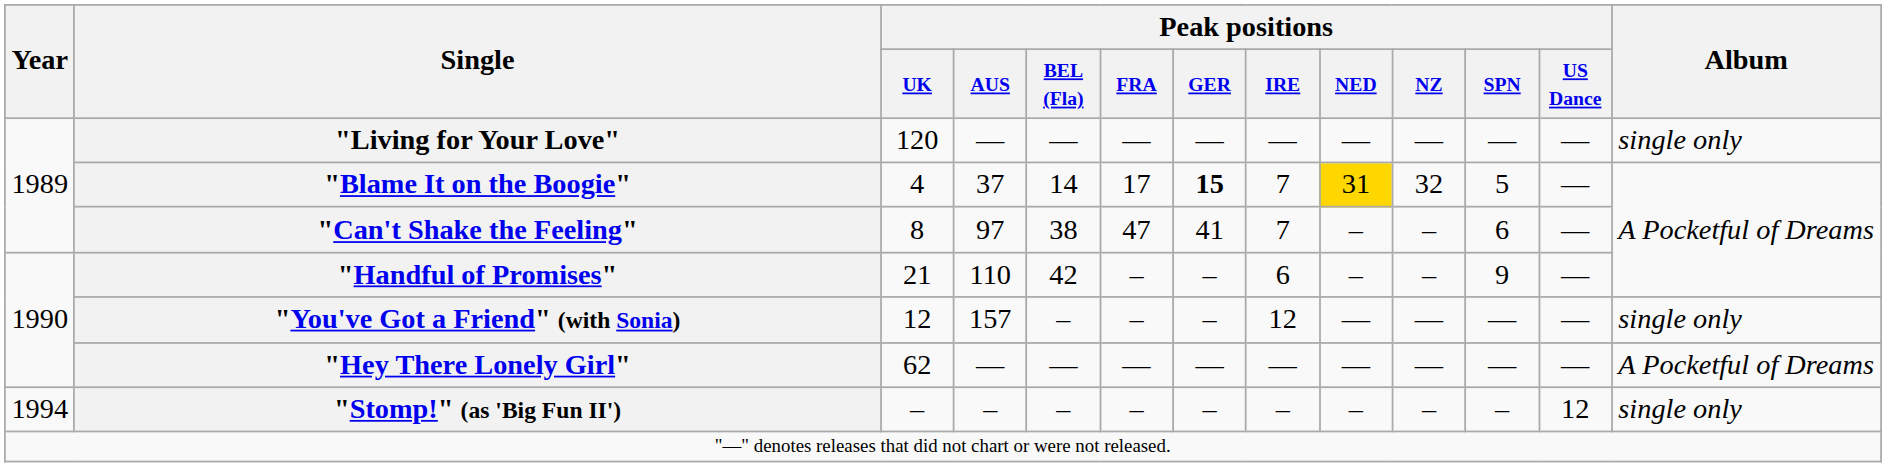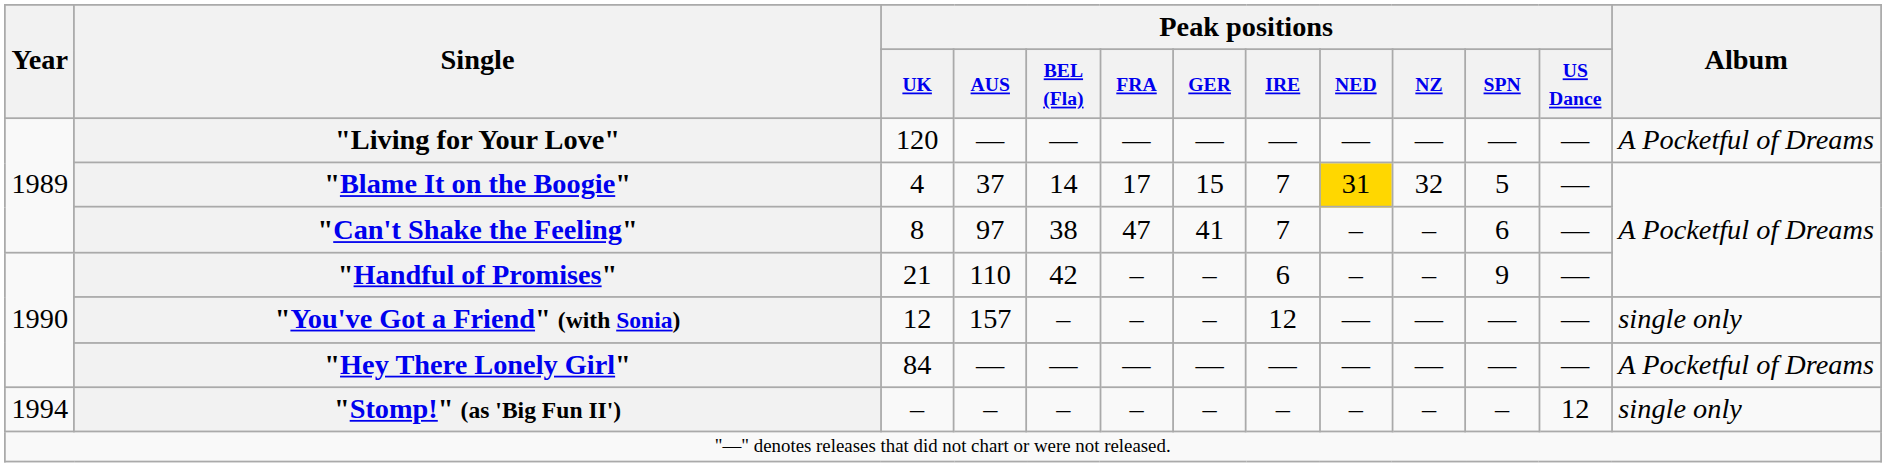(1680, 139) single only -> (1746, 139) A Pocketful of Dreams
(1210, 184) bold -> (1210, 184) normal
(917, 364) 62 -> (917, 364) 84
